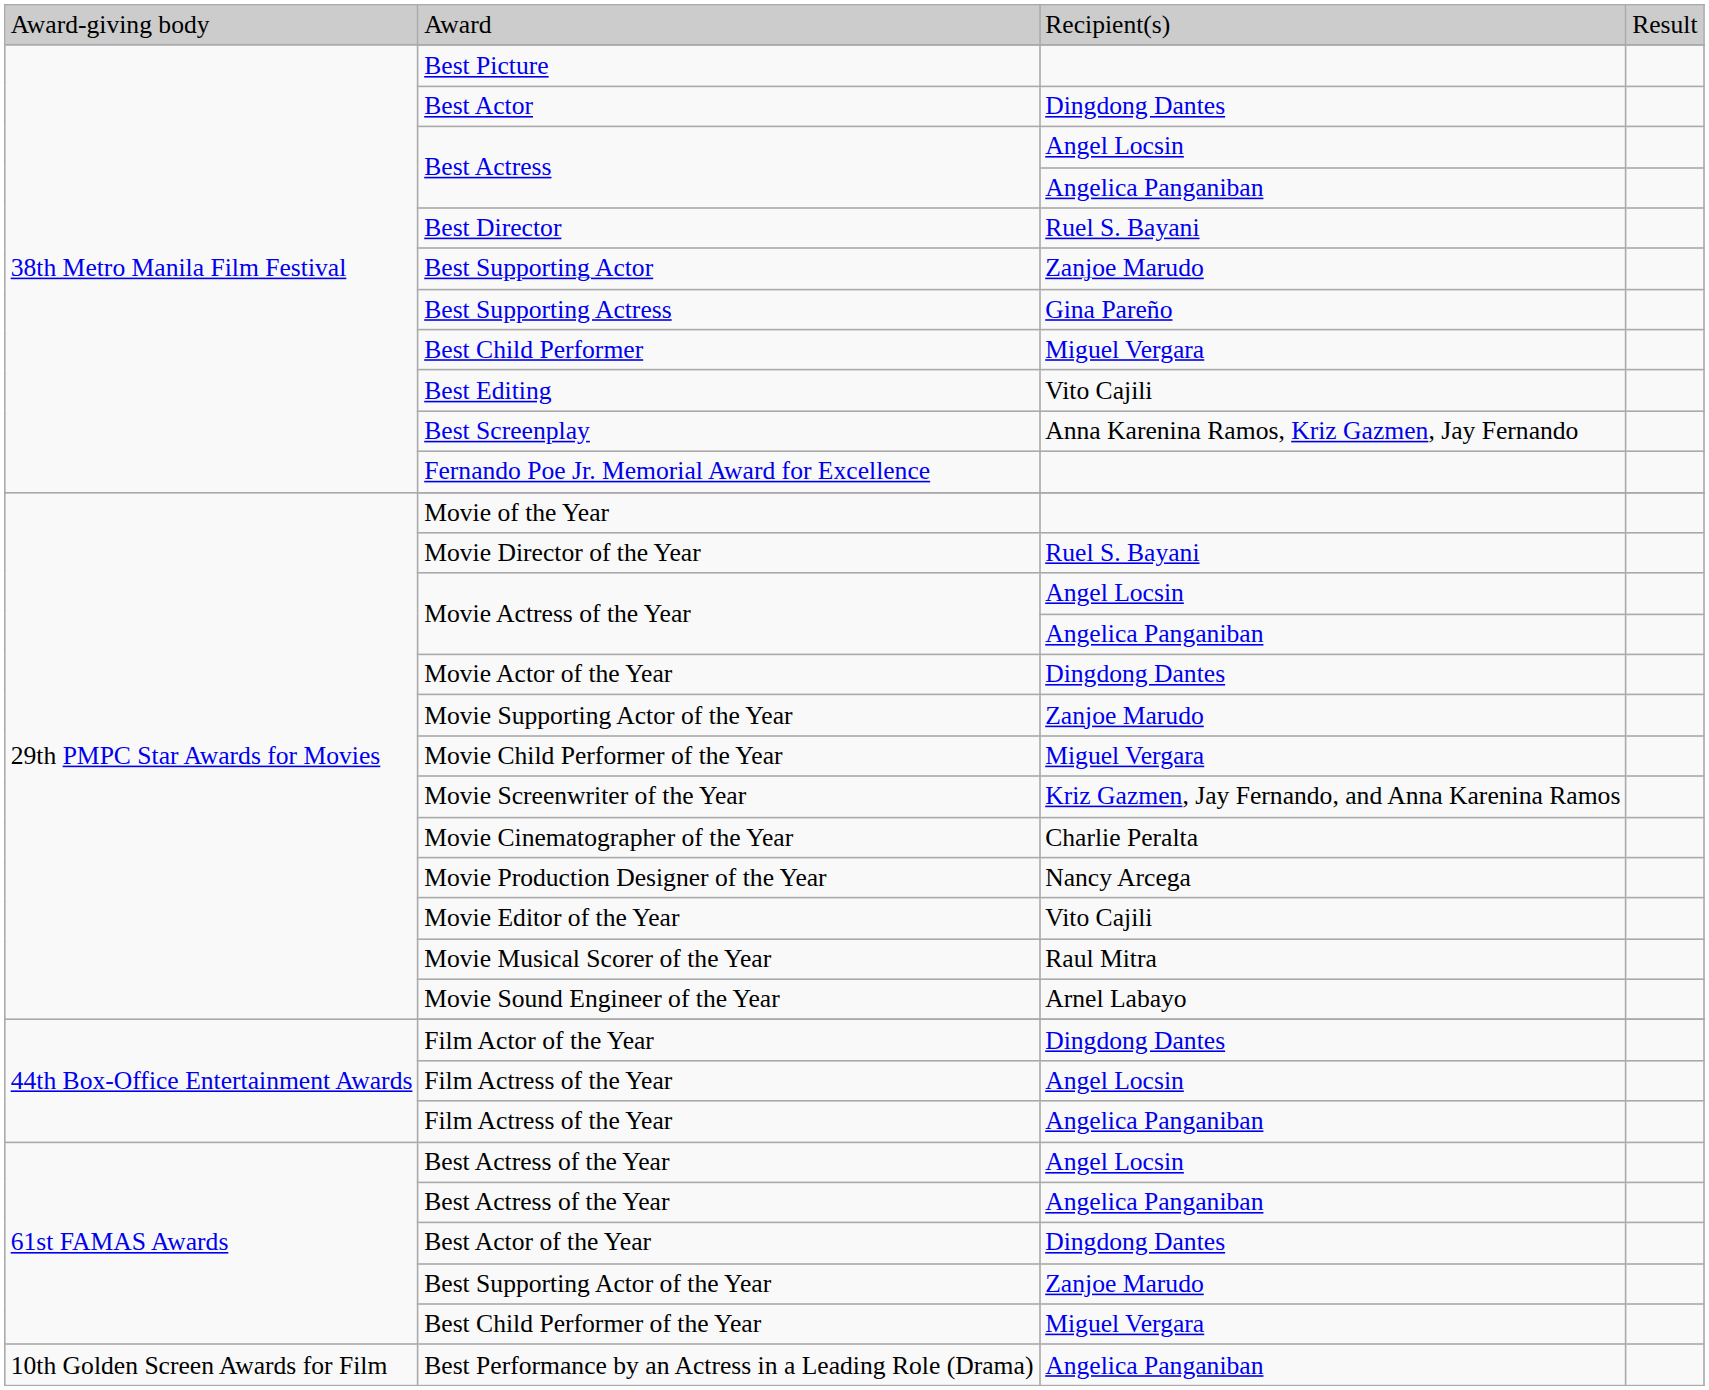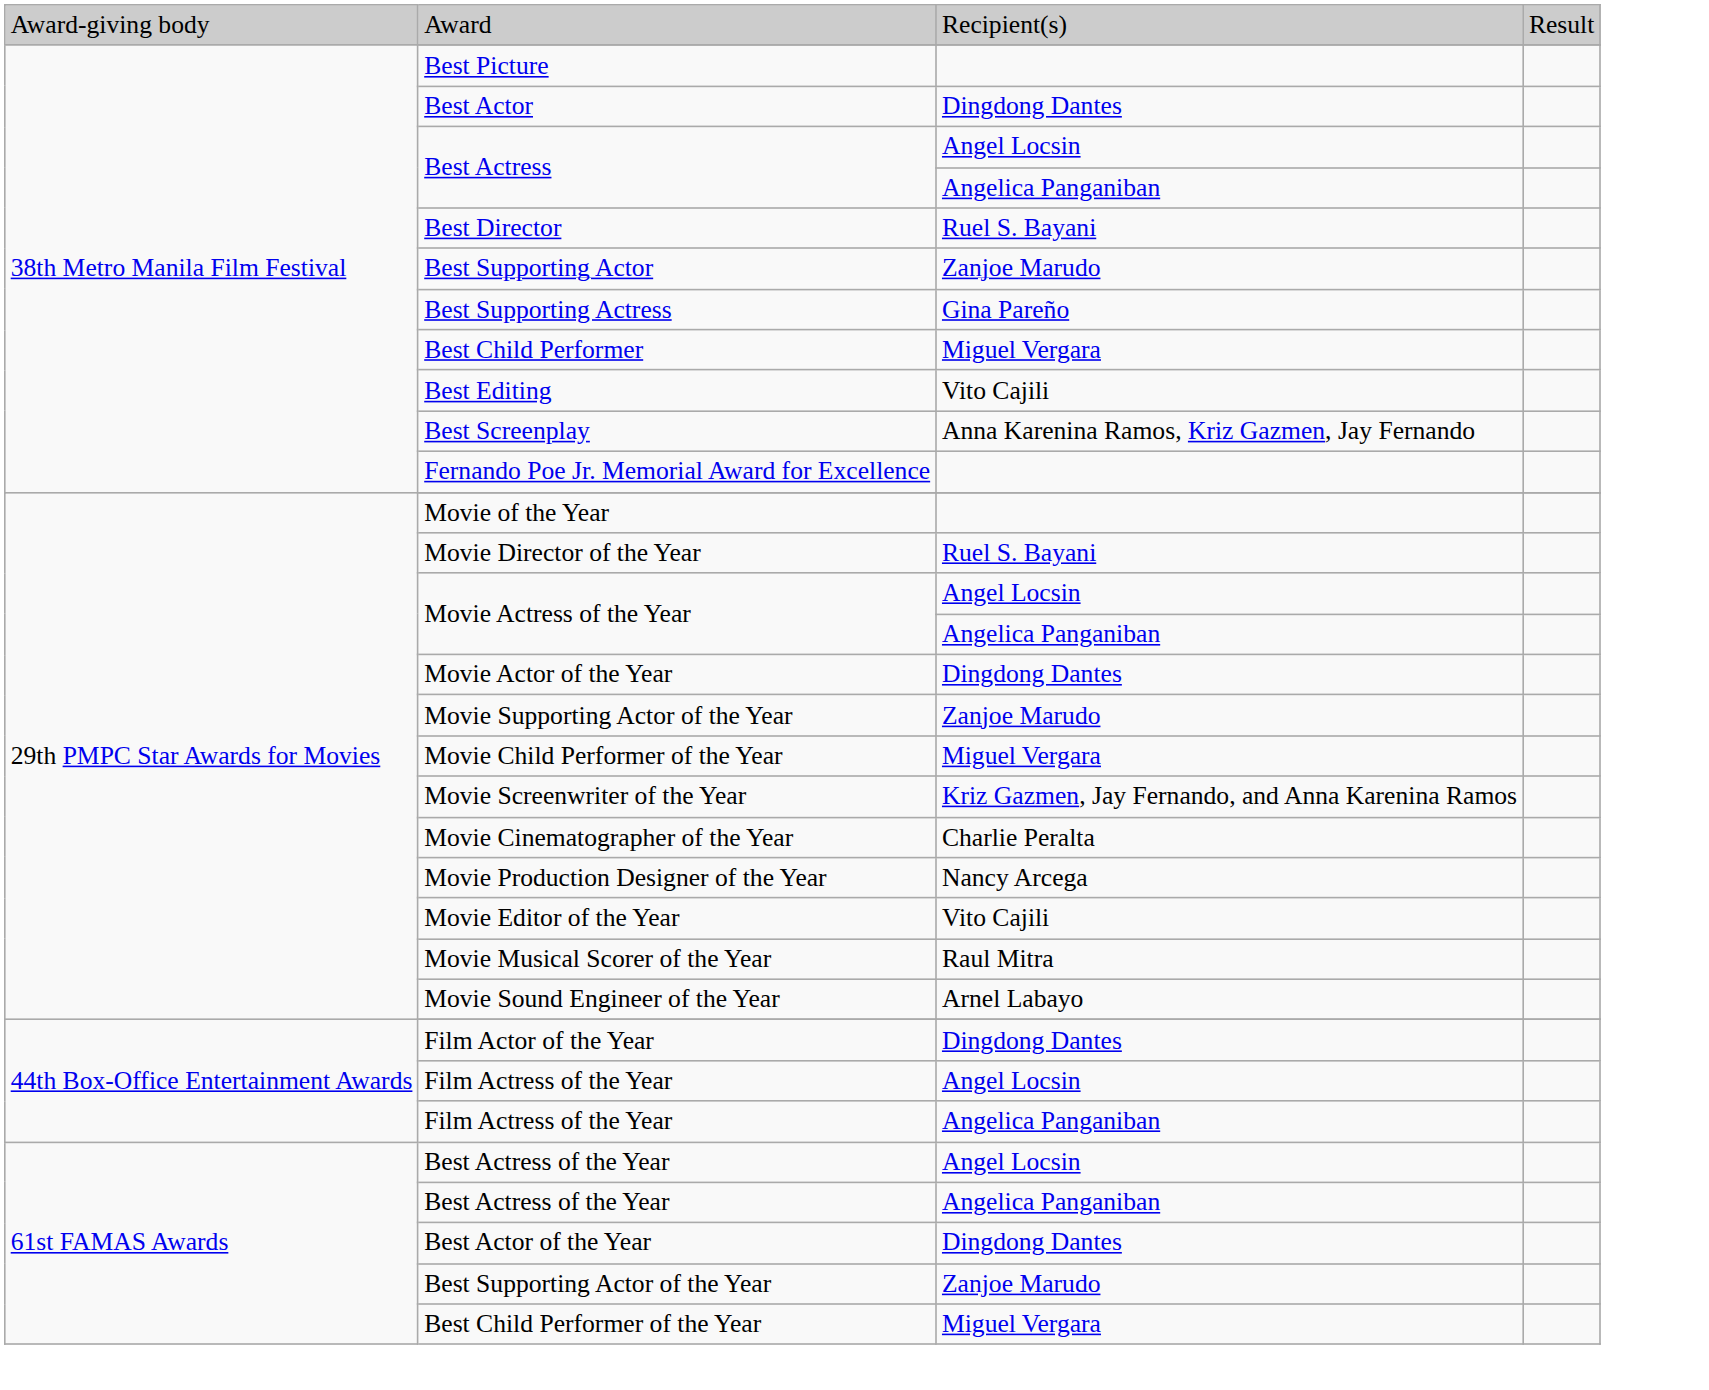- row: (729, 1364)
